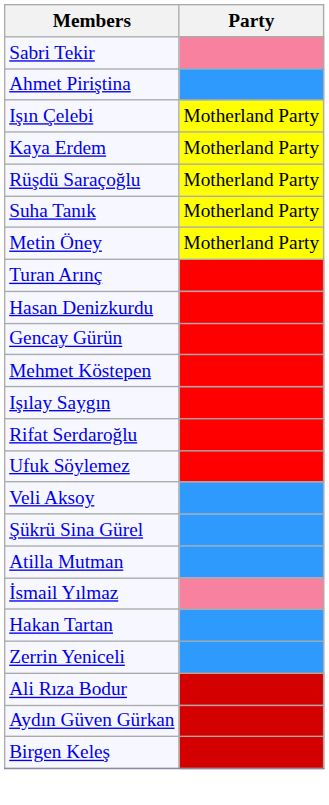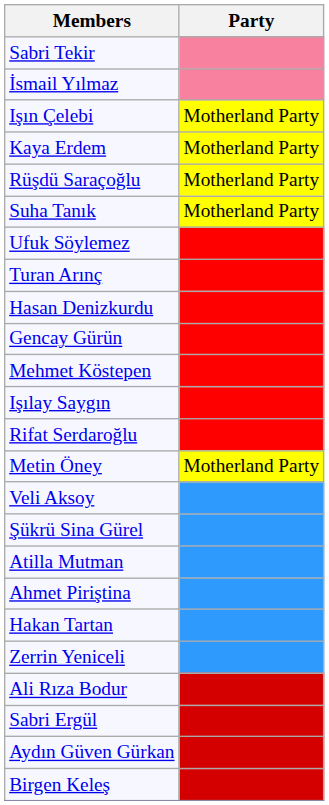rows swapped: (64, 593) <-> (70, 84)
rows swapped: (56, 243) <-> (69, 466)
+ row: (53, 720)
